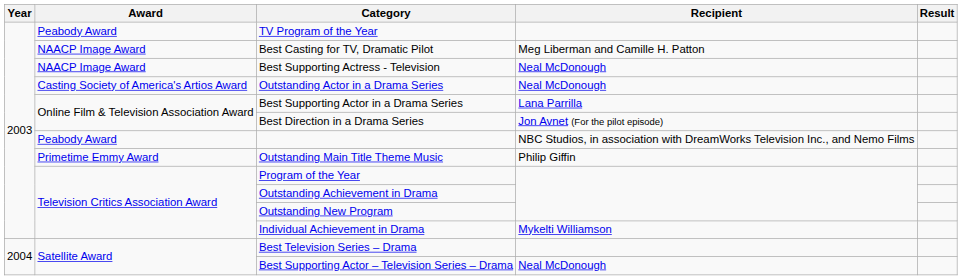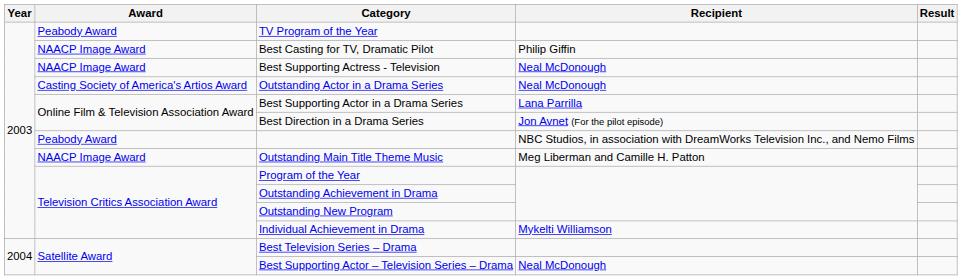(612, 49) Meg Liberman and Camille H. Patton -> (547, 49) Philip Giffin
(98, 157) Primetime Emmy Award -> (92, 157) NAACP Image Award
(547, 157) Philip Giffin -> (612, 157) Meg Liberman and Camille H. Patton
